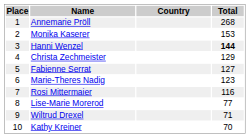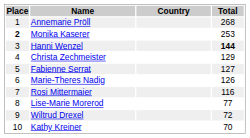(17, 34) normal -> (17, 34) bold
(228, 34) 153 -> (228, 34) 253
(228, 81) 123 -> (228, 81) 126
(228, 115) 71 -> (228, 115) 72
